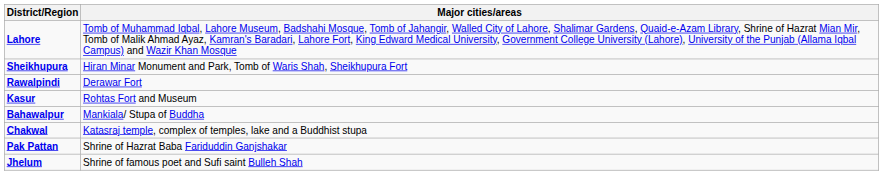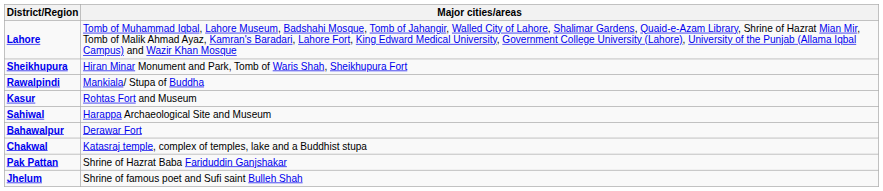(112, 83) Derawar Fort -> (144, 83) Mankiala/ Stupa of Buddha
+ row: (25, 115)
(144, 115) Mankiala/ Stupa of Buddha -> (112, 131) Derawar Fort
